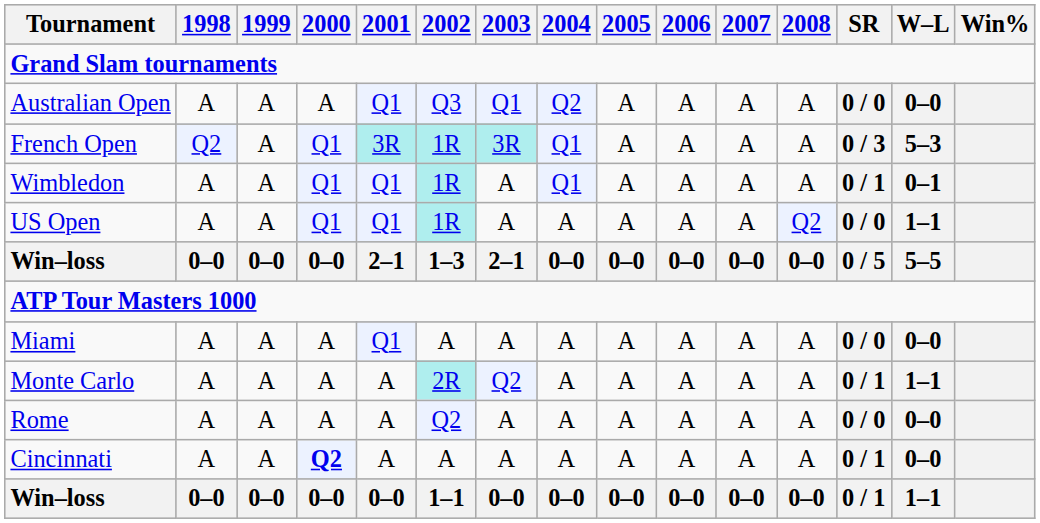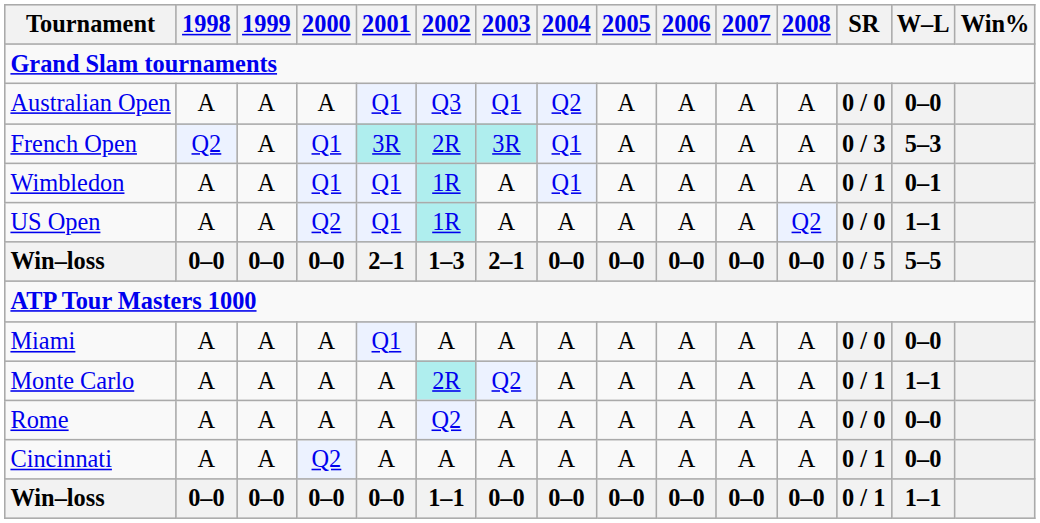(446, 142) 1R -> (446, 142) 2R
(326, 221) Q1 -> (326, 221) Q2
(326, 458) bold -> (326, 458) normal
